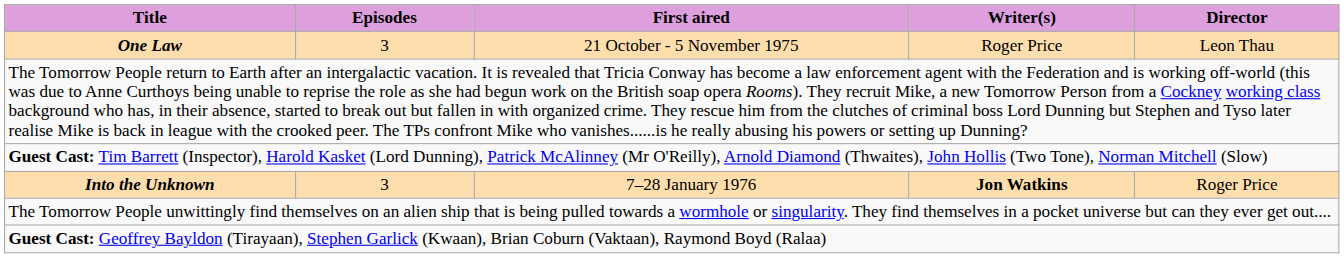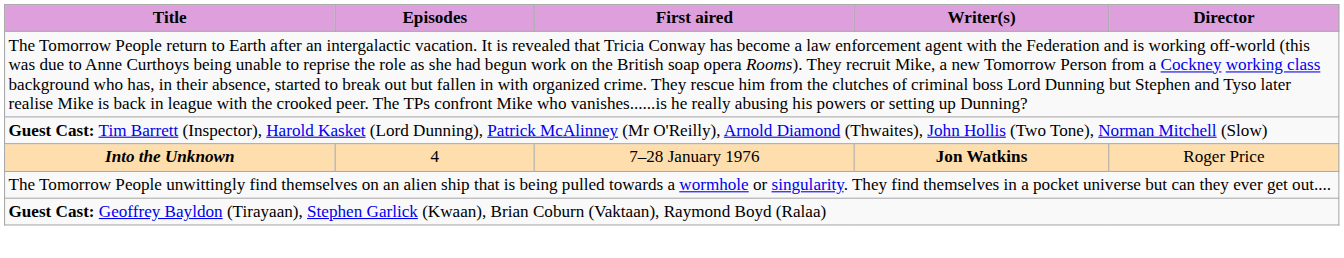- row: (150, 45)
(384, 184) 3 -> (435, 157) 4
